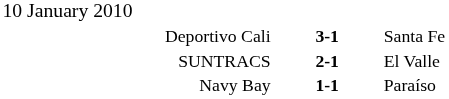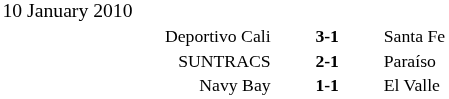(412, 60) El Valle -> (410, 60) Paraíso
(410, 85) Paraíso -> (412, 85) El Valle
